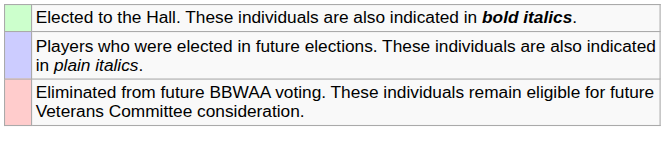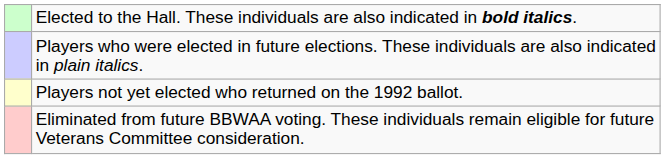+ row: (249, 92)
